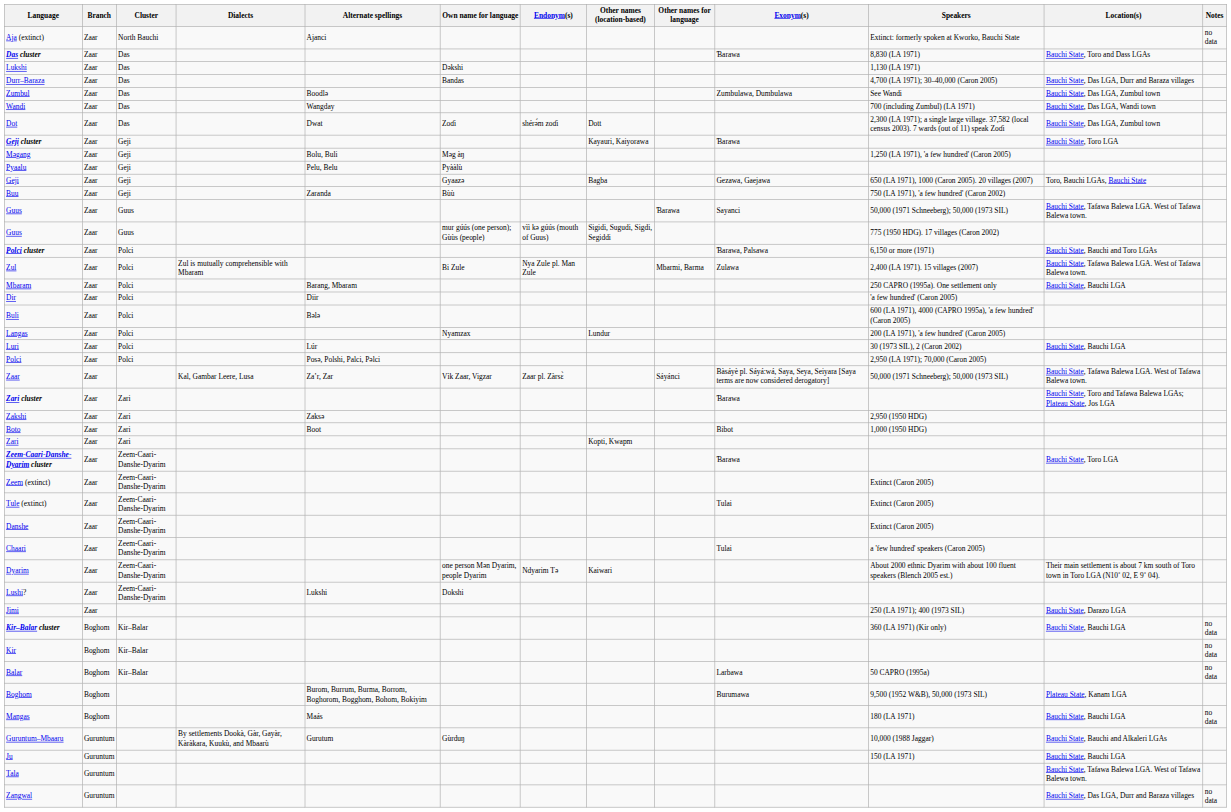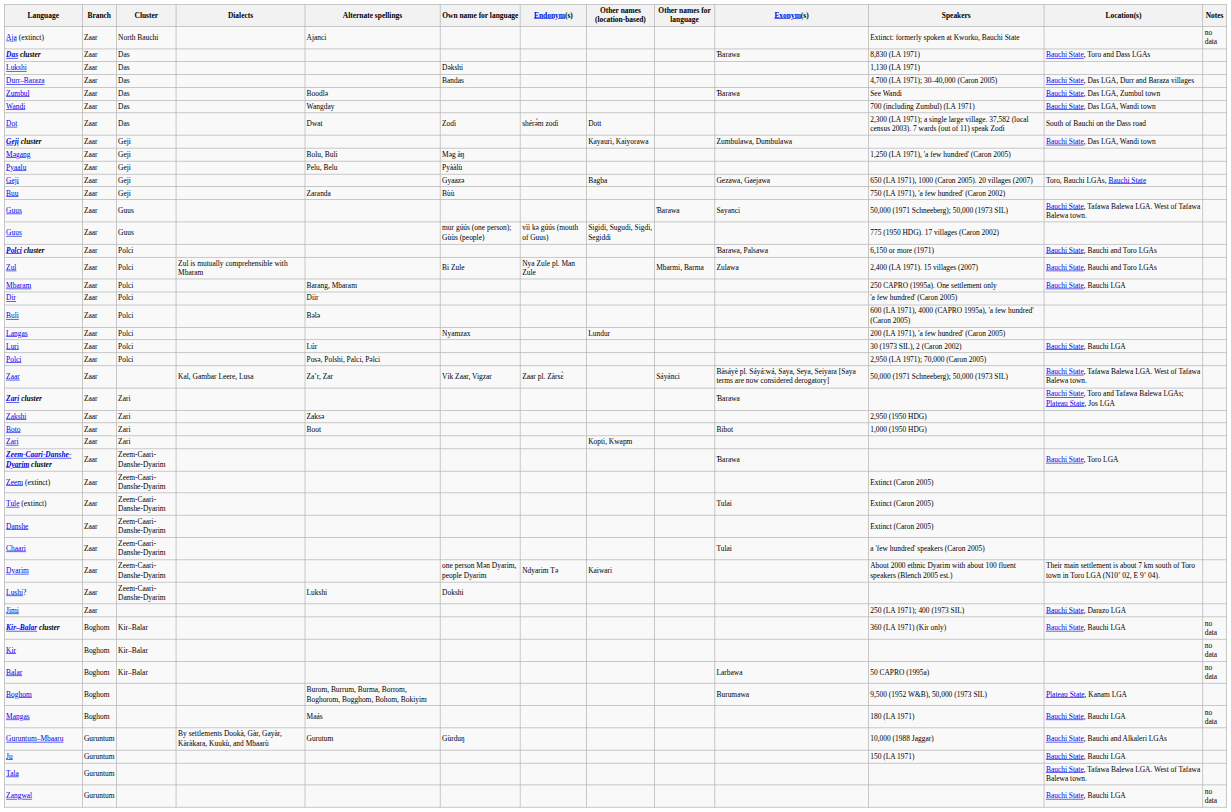(754, 93) Zumbulawa, Dumbulawa -> (728, 93) Ɓarawa
(1103, 124) Bauchi State, Das LGA, Zumbul town -> (1096, 124) South of Bauchi on the Dass road
(728, 141) Ɓarawa -> (754, 141) Zumbulawa, Dumbulawa
(1082, 141) Bauchi State, Toro LGA -> (1101, 141) Bauchi State, Das LGA, Wandi town
(1123, 268) Bauchi State, Tafawa Balewa LGA. West of Tafawa Balewa town. -> (1101, 268) Bauchi State, Bauchi and Toro LGAs
(1120, 796) Bauchi State, Das LGA, Durr and Baraza villages -> (1086, 796) Bauchi State, Bauchi LGA
